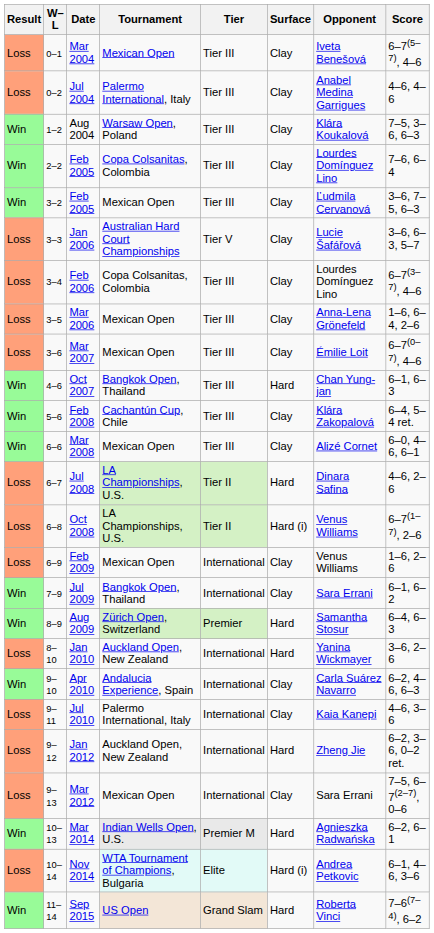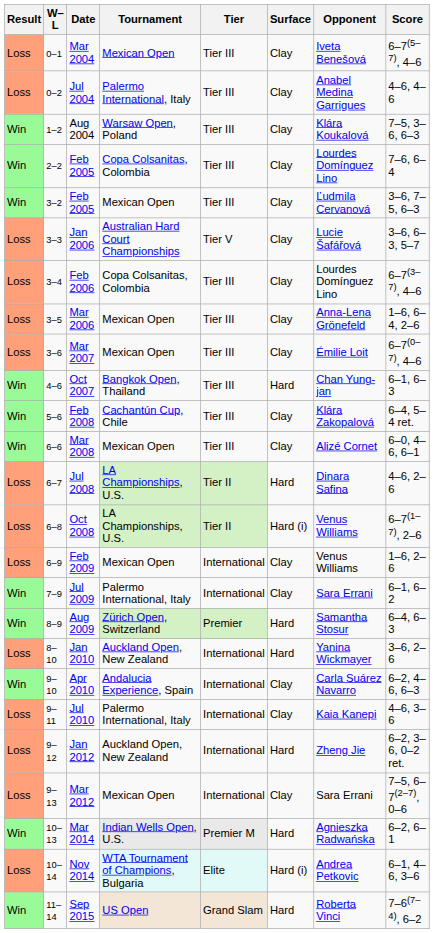(141, 593) Bangkok Open, Thailand -> (147, 593) Palermo International, Italy
